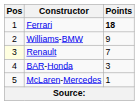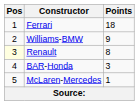(110, 24) bold -> (110, 24) normal
(108, 52) 7 -> (108, 52) 8
